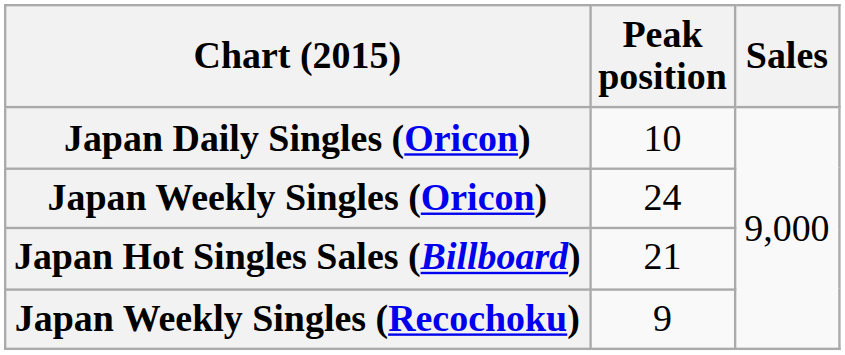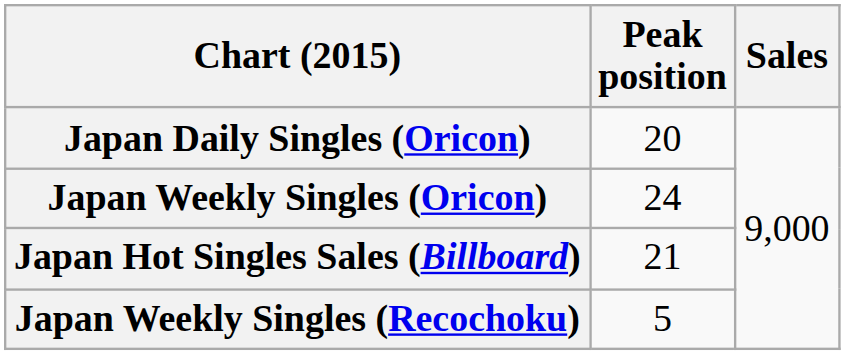(662, 137) 10 -> (662, 137) 20
(662, 317) 9 -> (662, 317) 5
